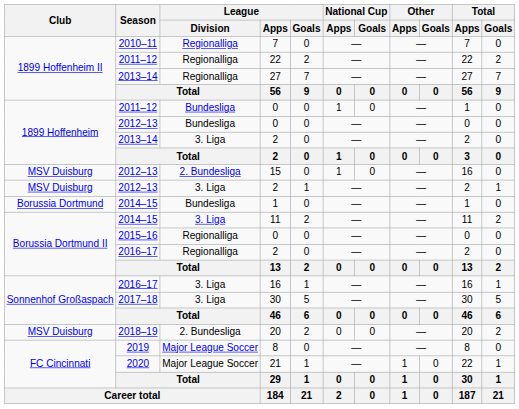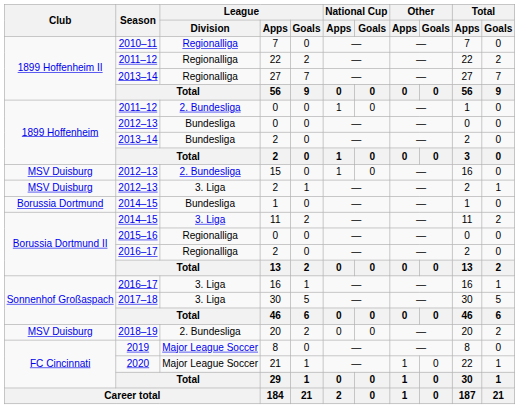(210, 108) Bundesliga -> (210, 108) 2. Bundesliga
(210, 140) 3. Liga -> (210, 140) Bundesliga
